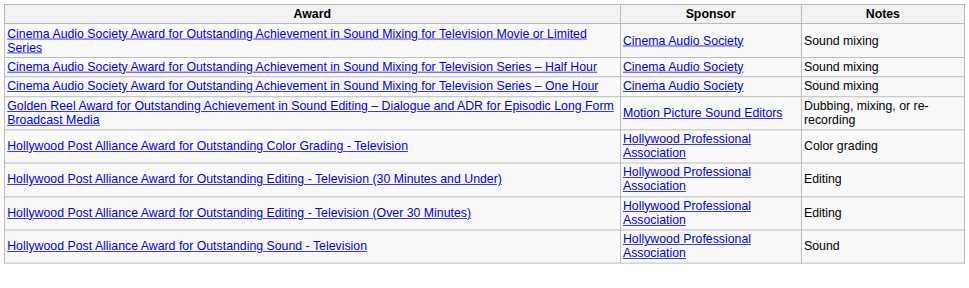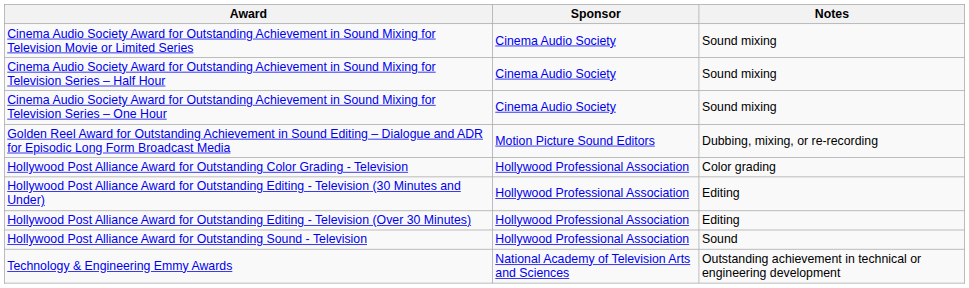+ row: (120, 266)
